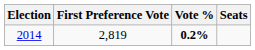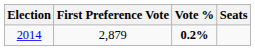(113, 35) 2,819 -> (113, 35) 2,879
